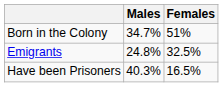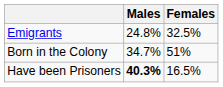rows swapped: (35, 52) <-> (57, 33)
(144, 71) normal -> (144, 71) bold
